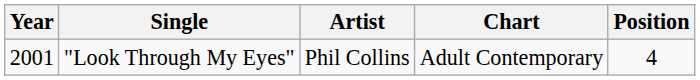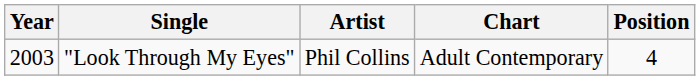(32, 57) 2001 -> (32, 57) 2003
